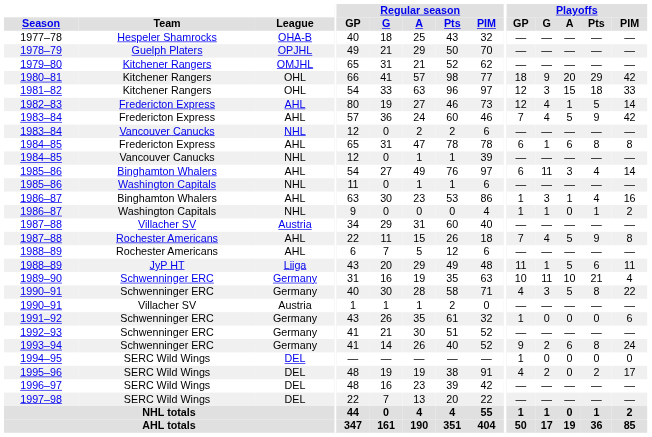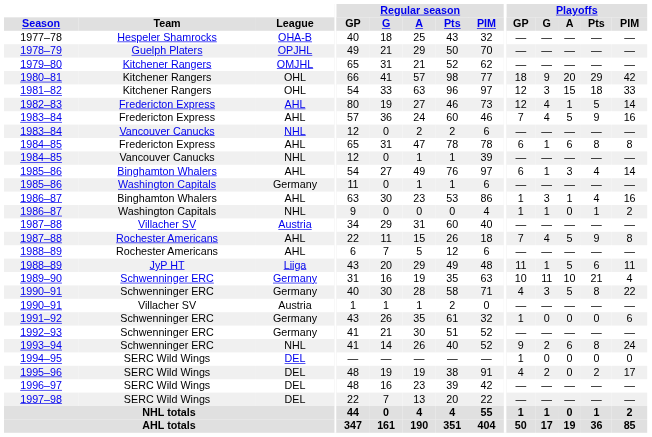(630, 118) 42 -> (630, 118) 16
(547, 171) 11 -> (547, 171) 1
(295, 185) NHL -> (295, 185) Germany
(295, 345) Germany -> (295, 345) NHL
